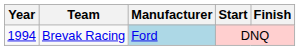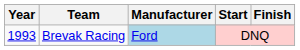(22, 35) 1994 -> (22, 35) 1993
